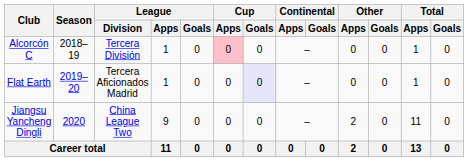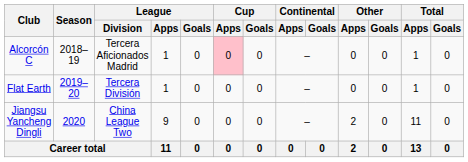(122, 50) Tercera División -> (122, 55) Tercera Aficionados Madrid
(122, 83) Tercera Aficionados Madrid -> (122, 88) Tercera División
(260, 83) lavender background -> (260, 88) no background
